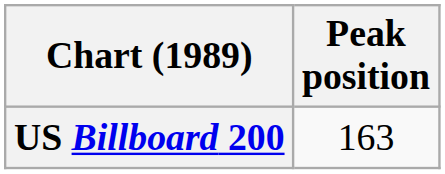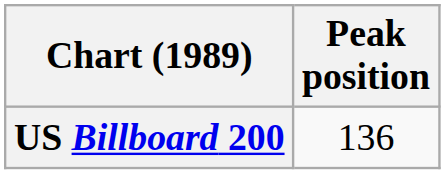(366, 136) 163 -> (366, 136) 136
